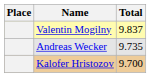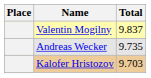(131, 64) 9.700 -> (131, 64) 9.703
